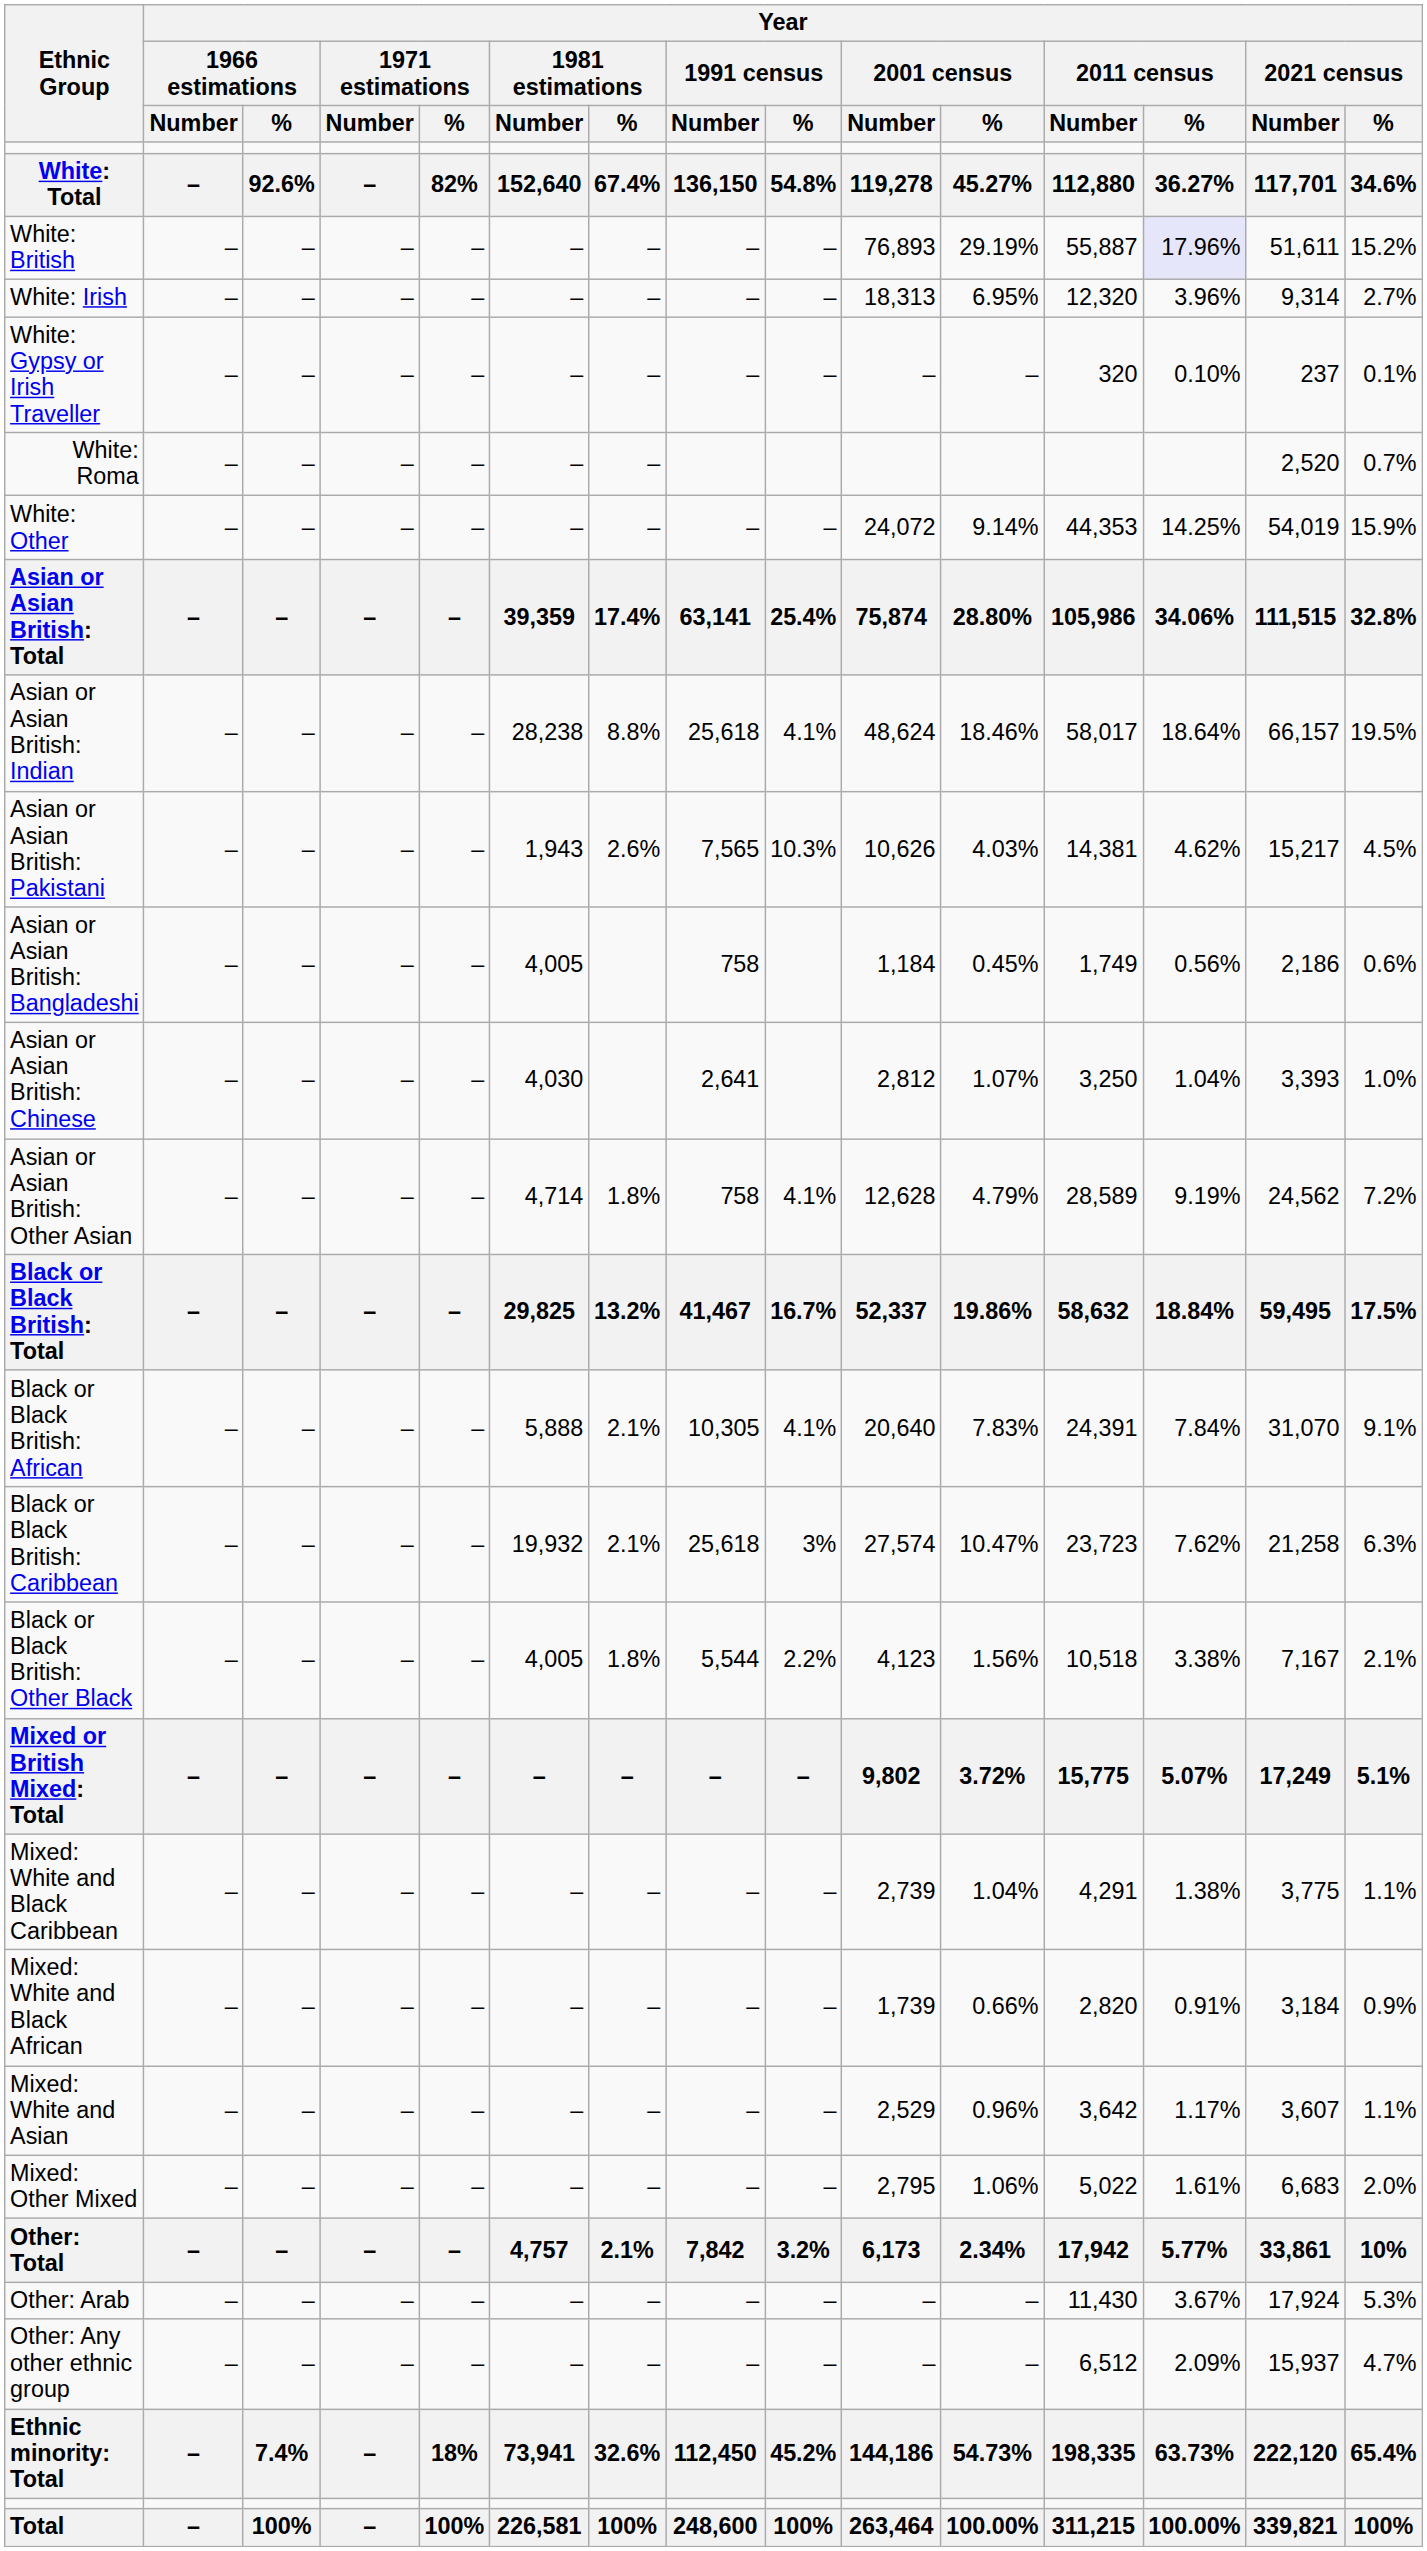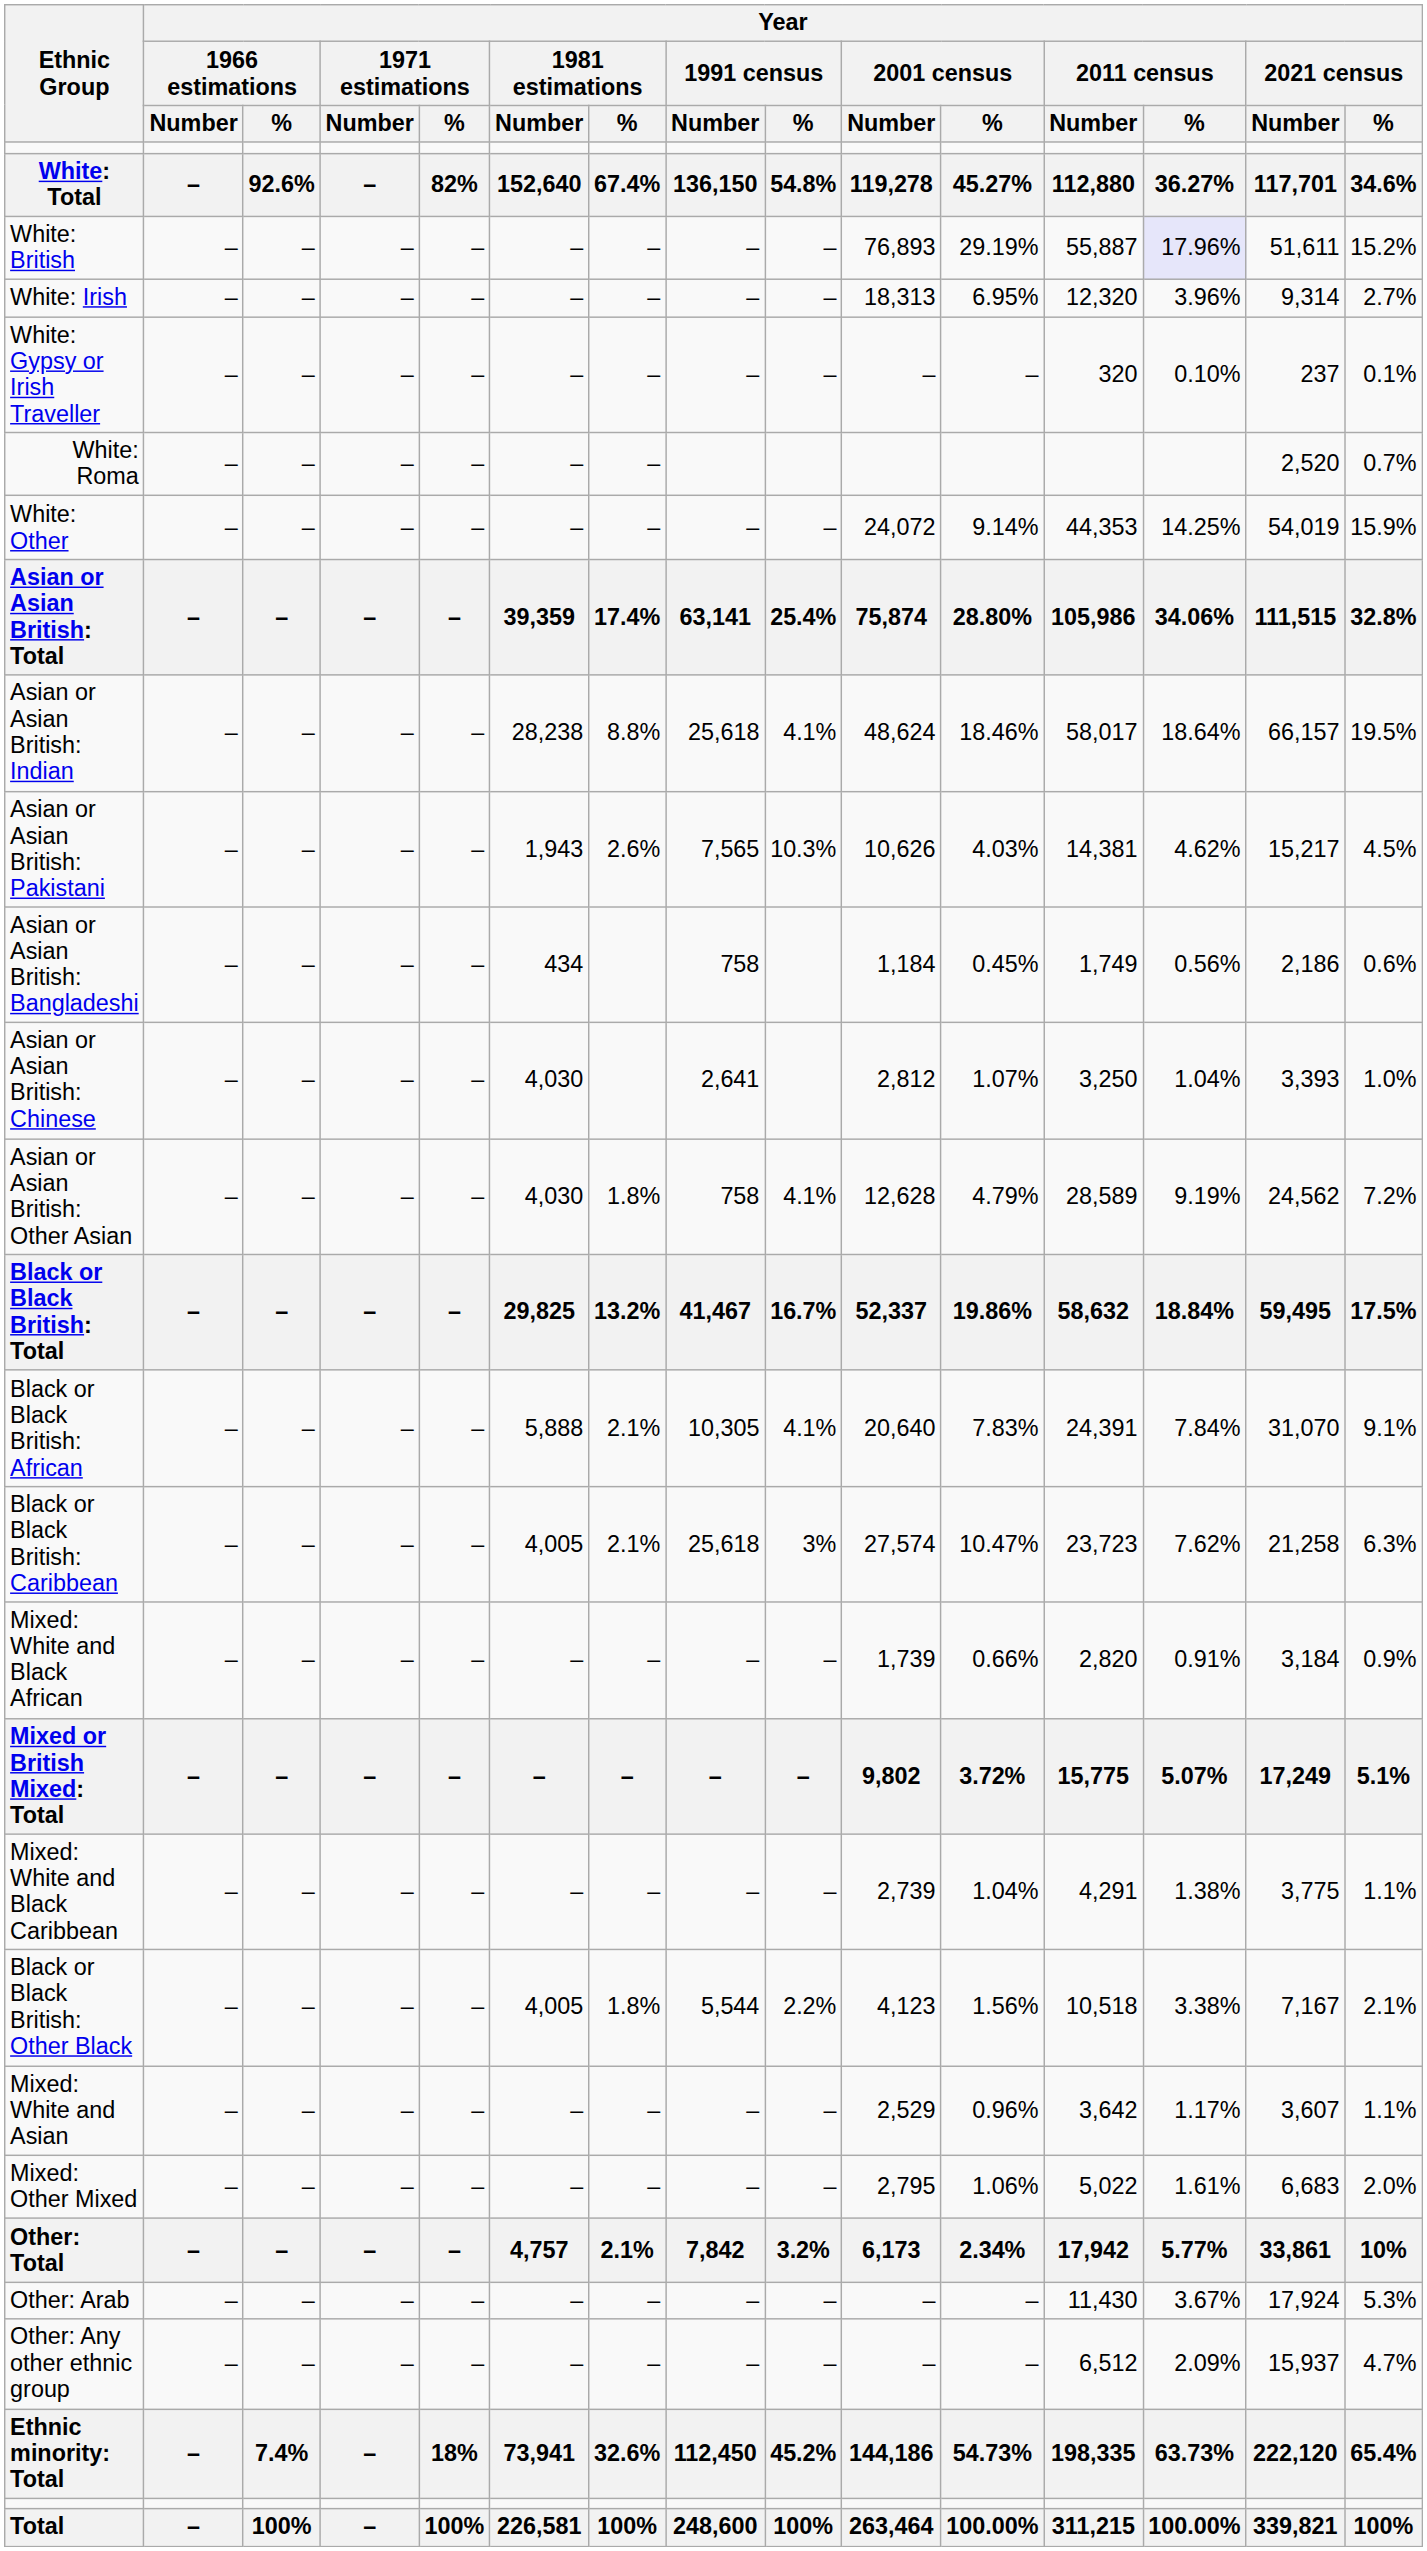(554, 964) 4,005 -> (564, 964) 434
(554, 1196) 4,714 -> (554, 1196) 4,030
(548, 1543) 19,932 -> (554, 1543) 4,005
rows swapped: (71, 1659) <-> (63, 2007)
